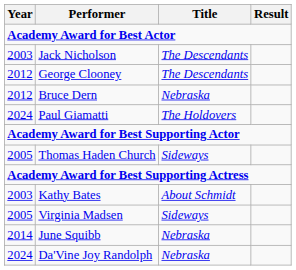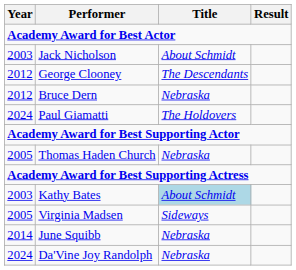(205, 54) The Descendants -> (199, 54) About Schmidt
(185, 154) Sideways -> (186, 154) Nebraska
(199, 194) no background -> (199, 194) lightblue background
